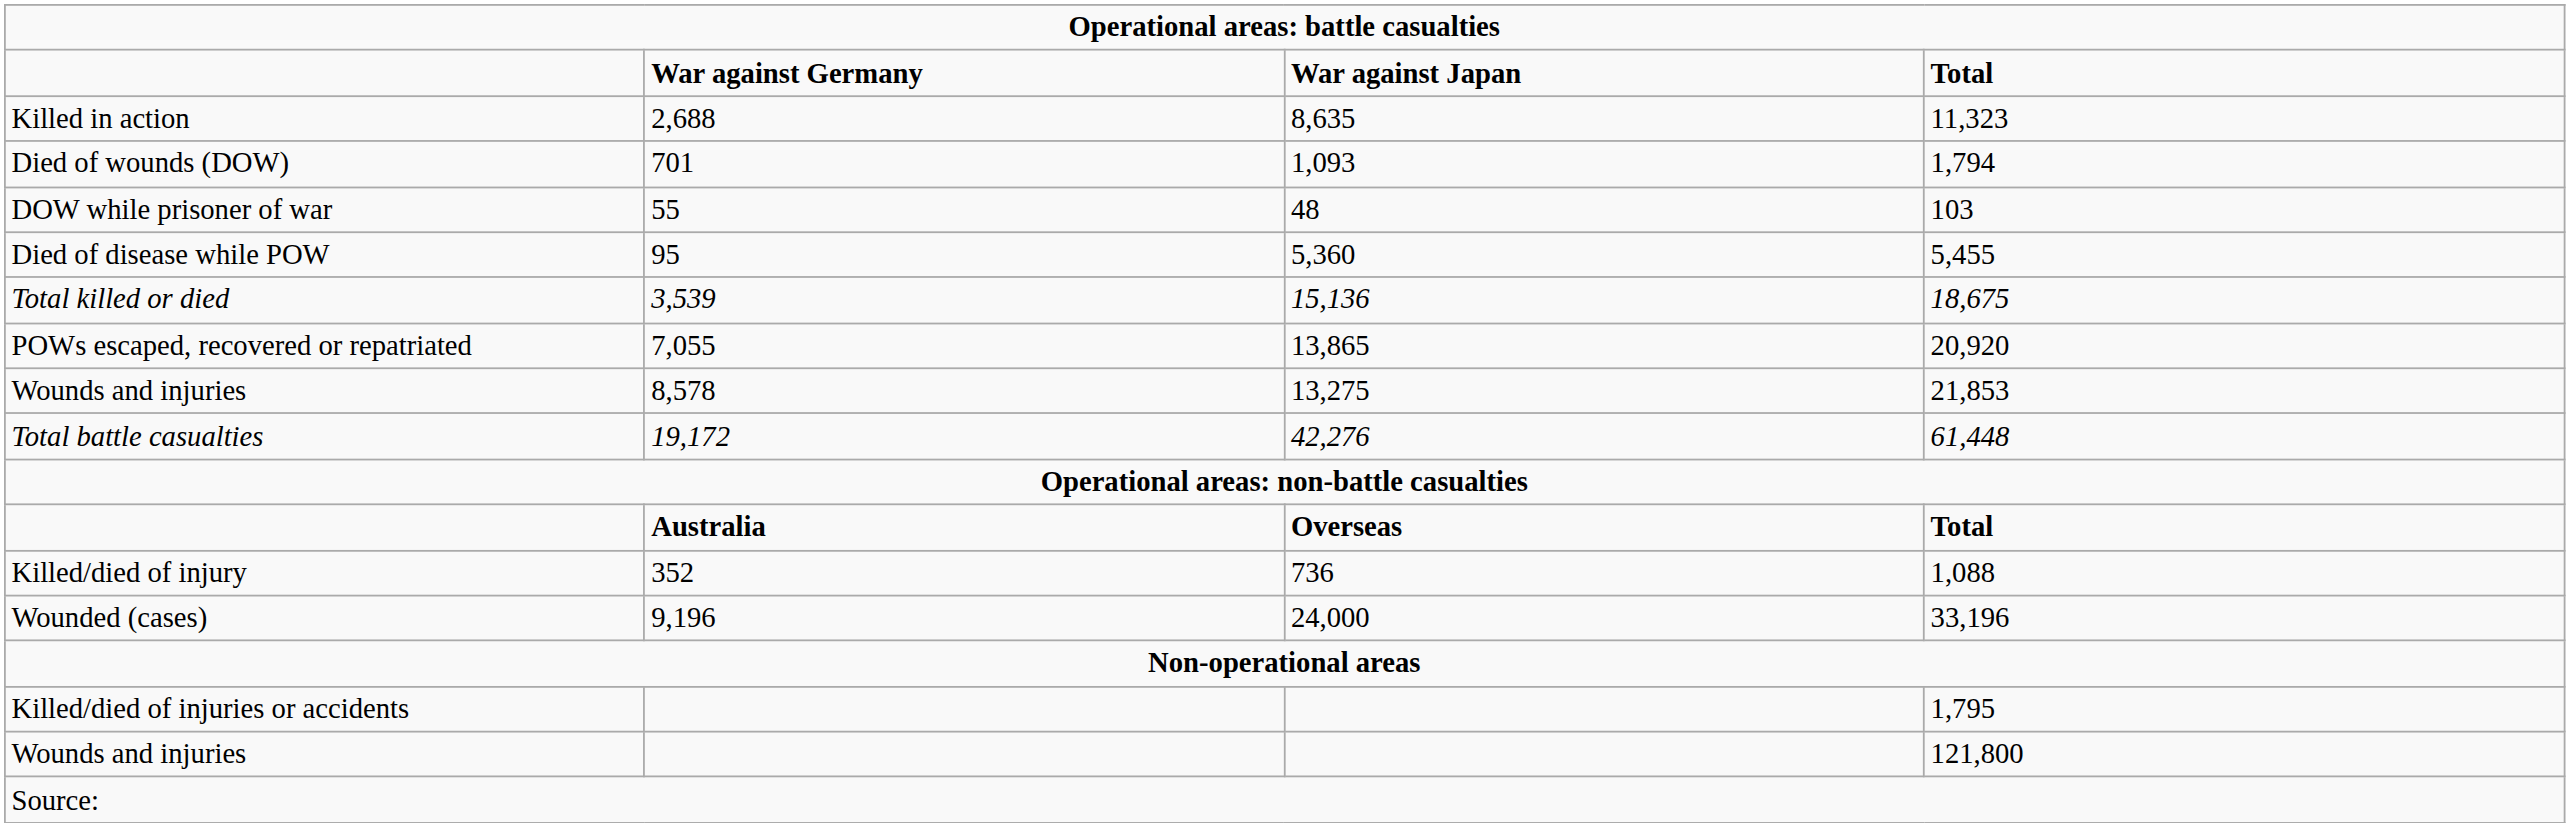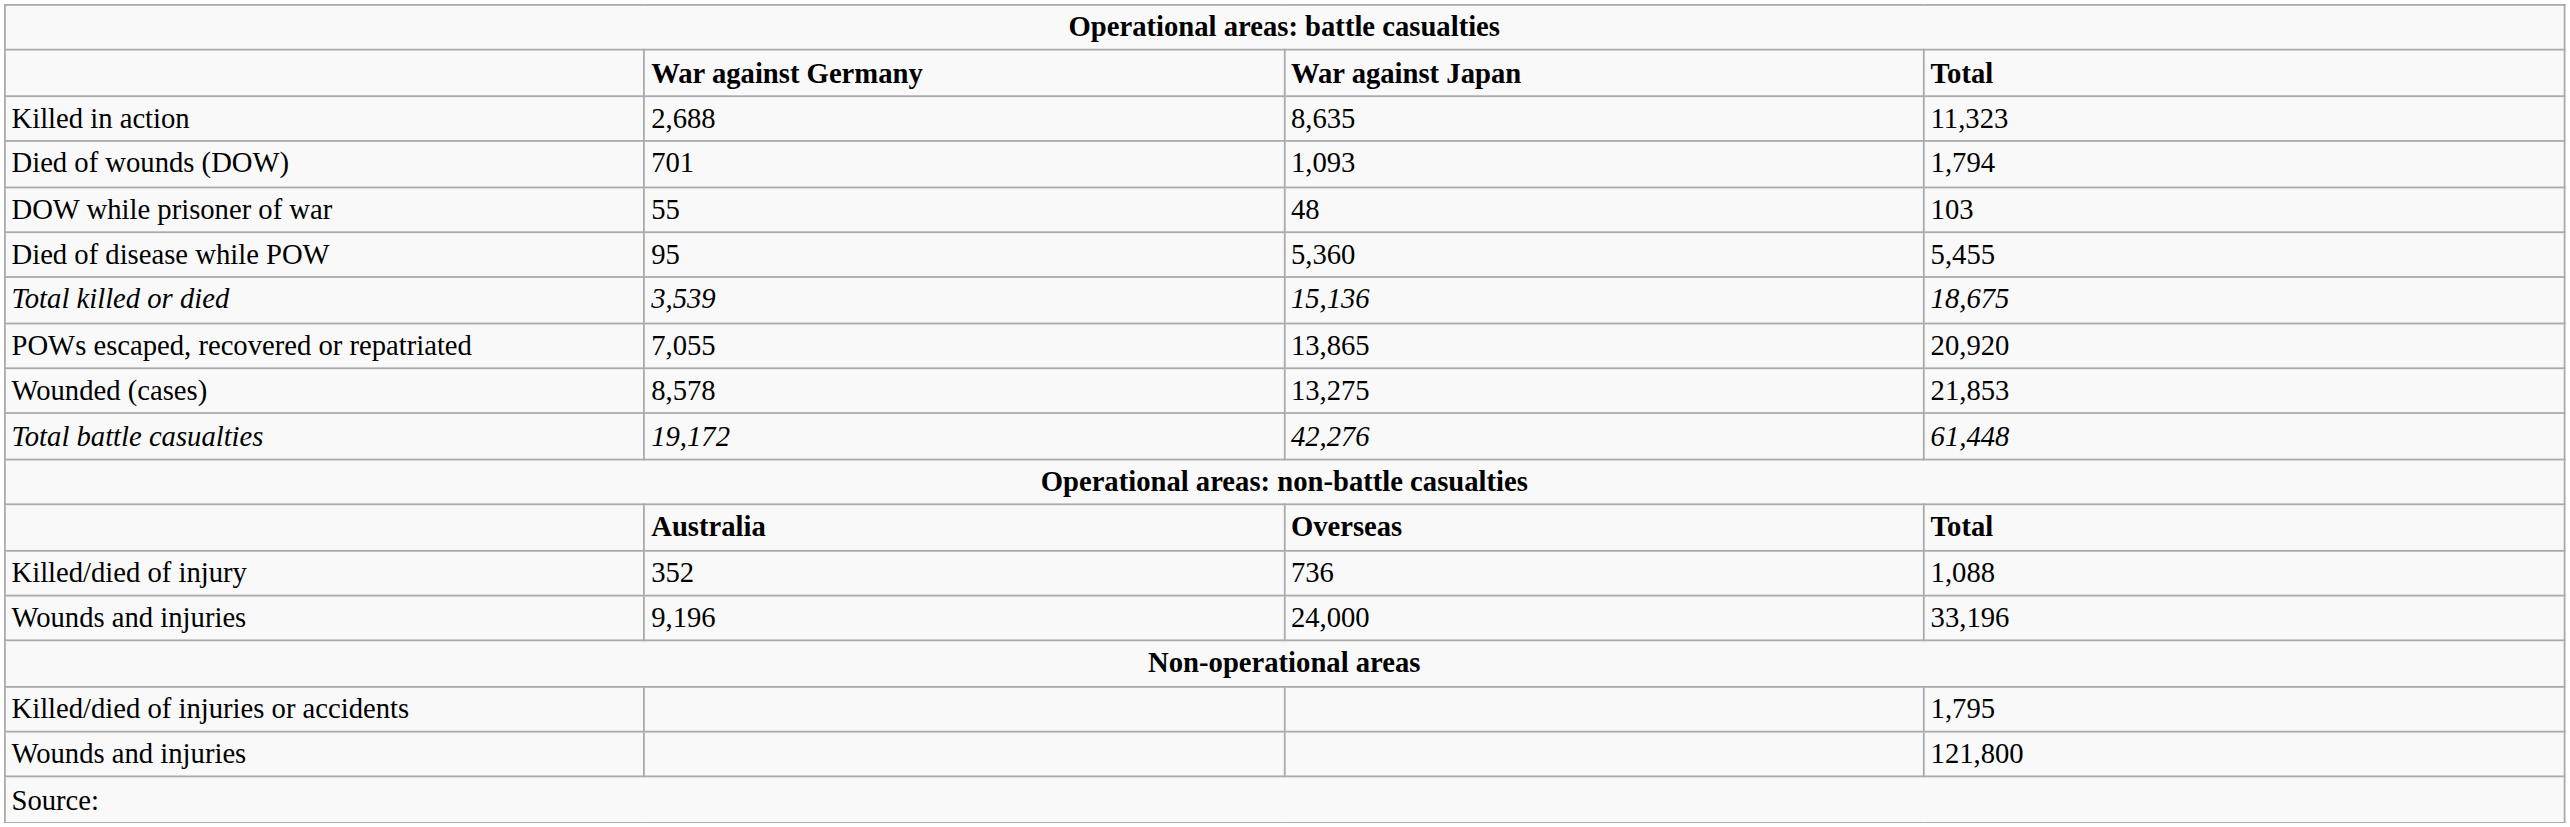(129, 390) Wounds and injuries -> (109, 390) Wounded (cases)
(109, 617) Wounded (cases) -> (129, 617) Wounds and injuries
